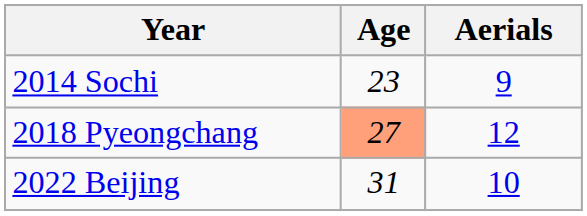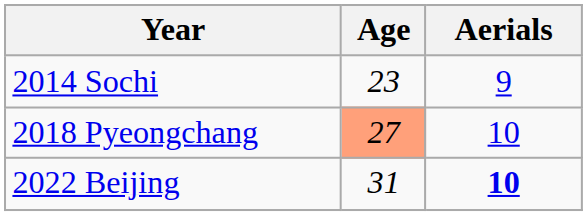(504, 132) 12 -> (504, 132) 10
(504, 183) normal -> (504, 183) bold
